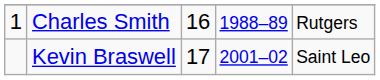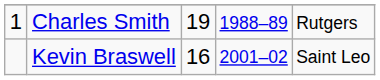(198, 21) 16 -> (198, 21) 19
(198, 56) 17 -> (198, 56) 16
